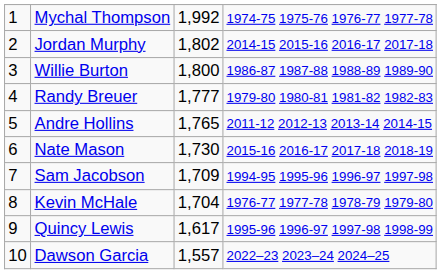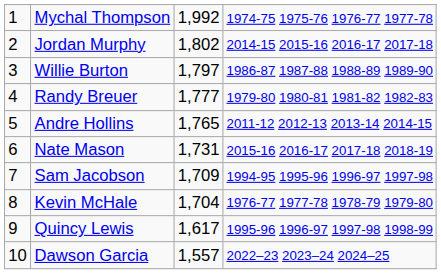(199, 70) 1,800 -> (199, 70) 1,797
(199, 149) 1,730 -> (199, 149) 1,731
